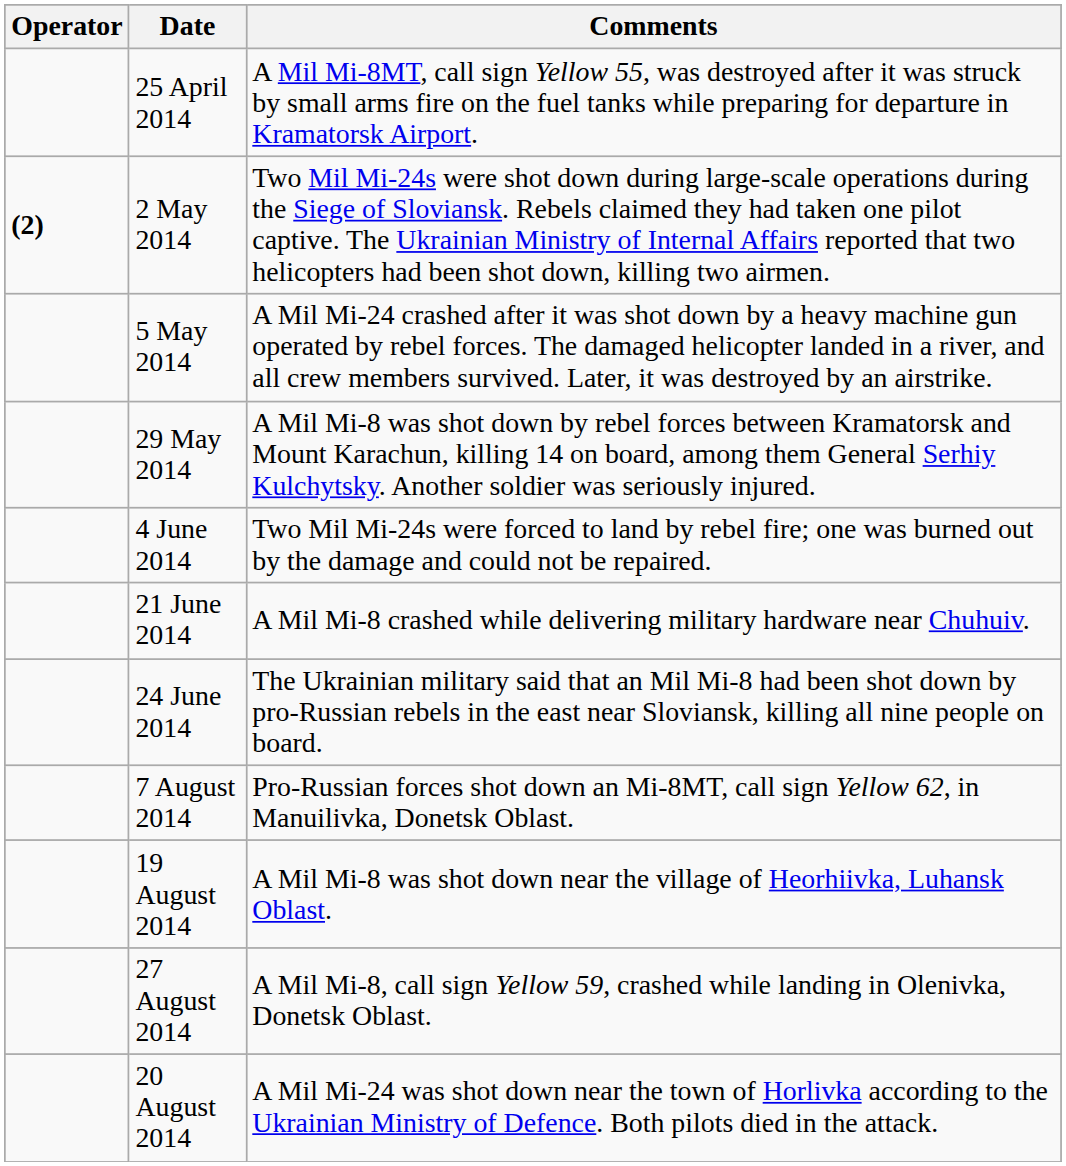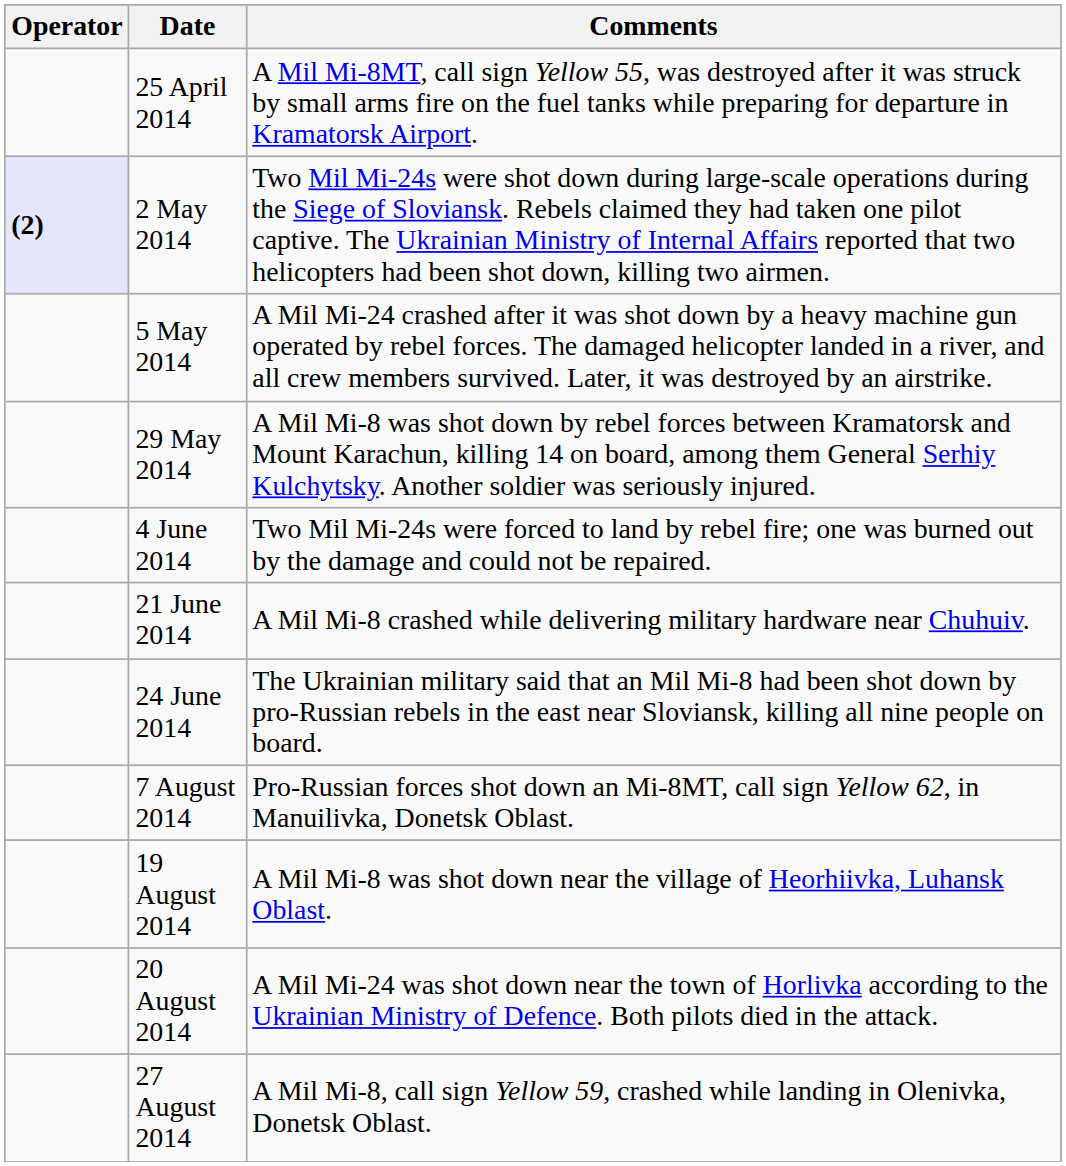(28, 224) no background -> (28, 224) lavender background
rows swapped: (176, 1107) <-> (176, 1000)
